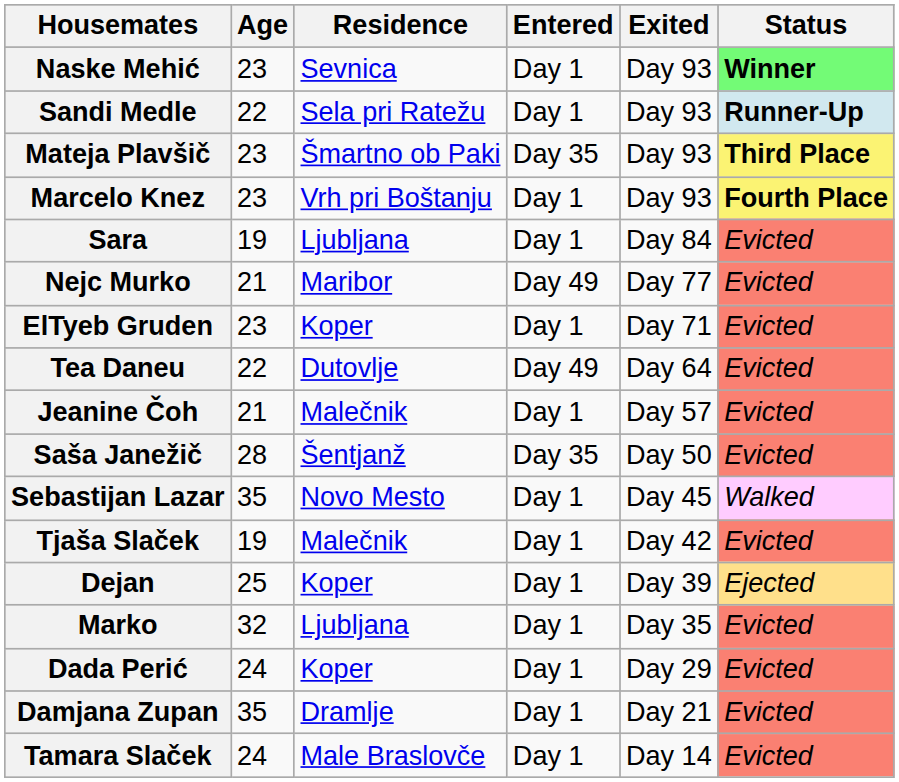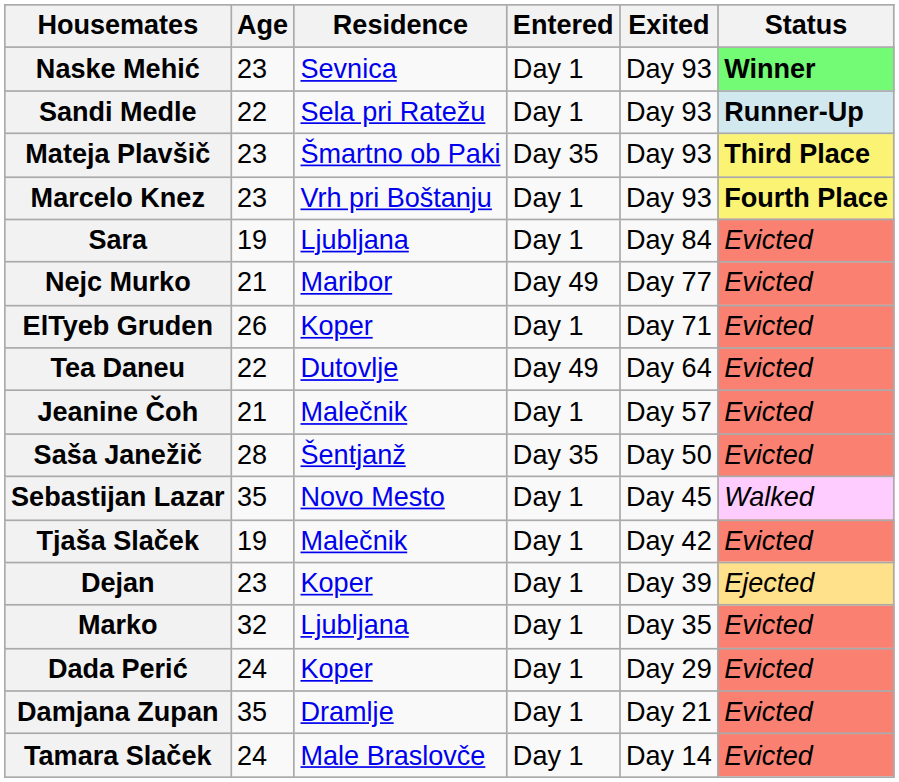(252, 326) 23 -> (252, 326) 26
(252, 583) 25 -> (252, 583) 23
